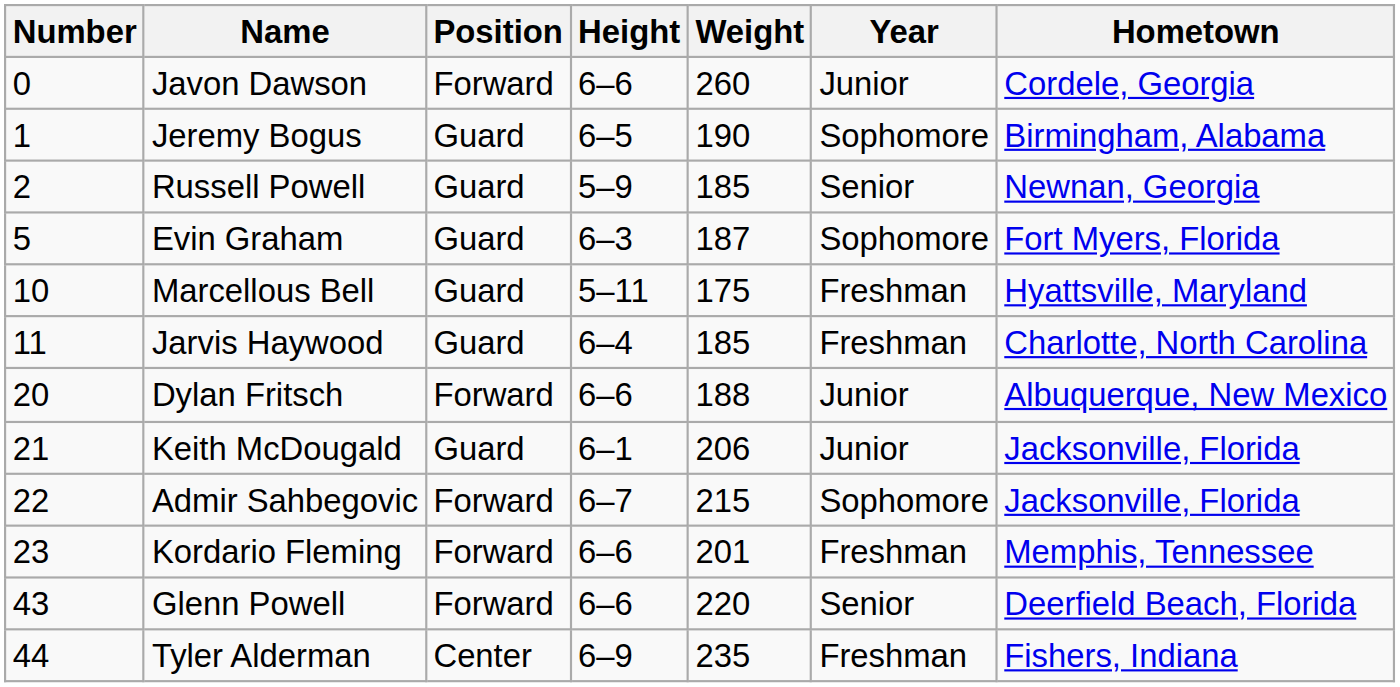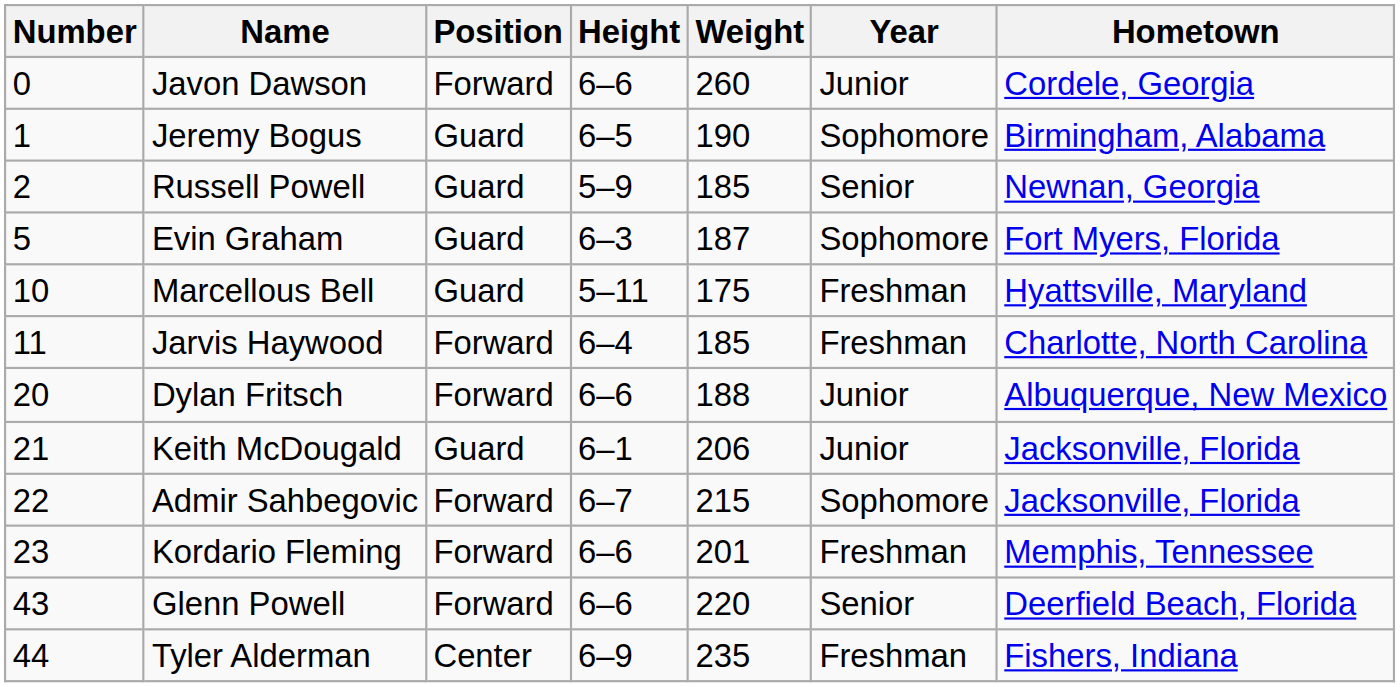(479, 343) Guard -> (494, 343) Forward
